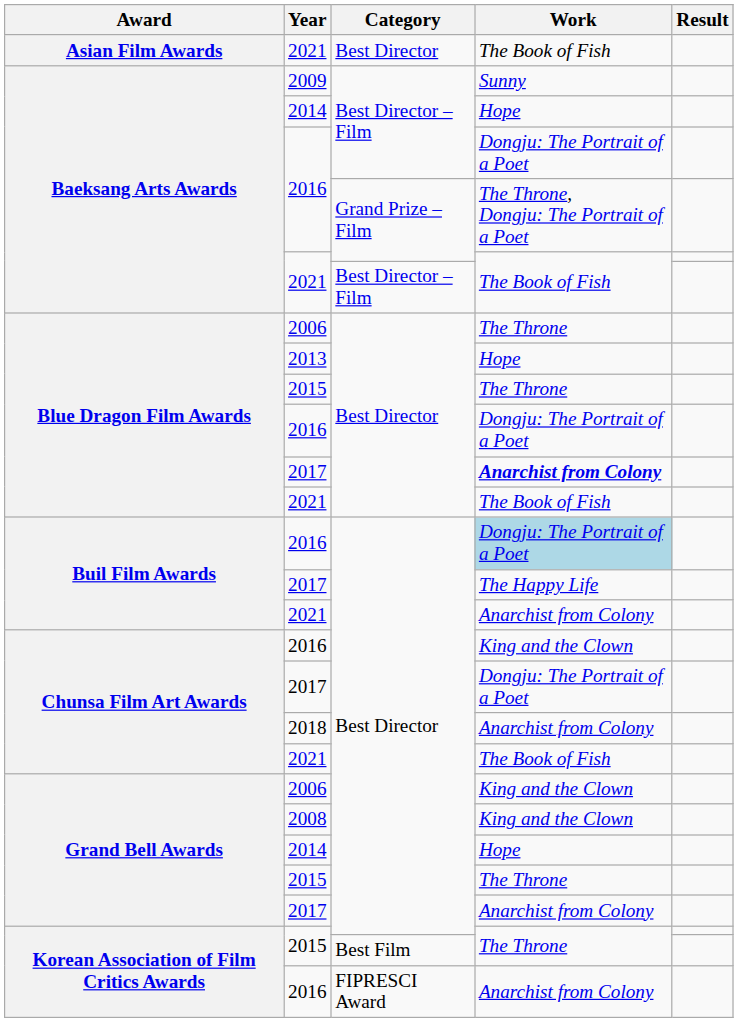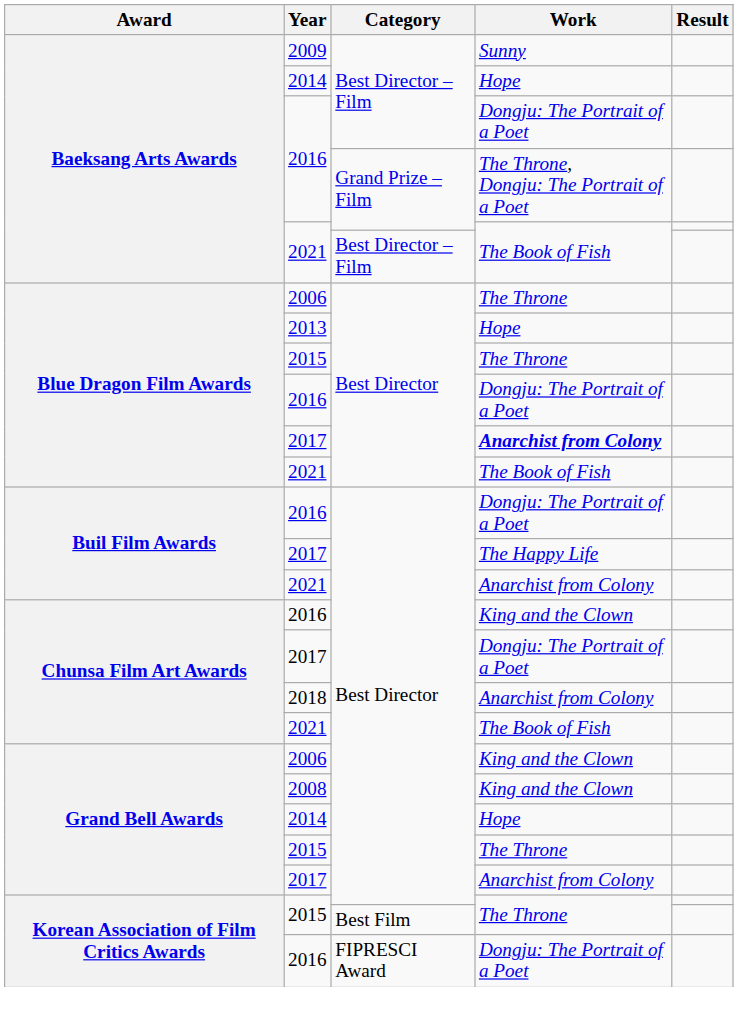- row: (144, 50)
(571, 543) lightblue background -> (571, 512) no background
(566, 991) Anarchist from Colony -> (571, 960) Dongju: The Portrait of a Poet
